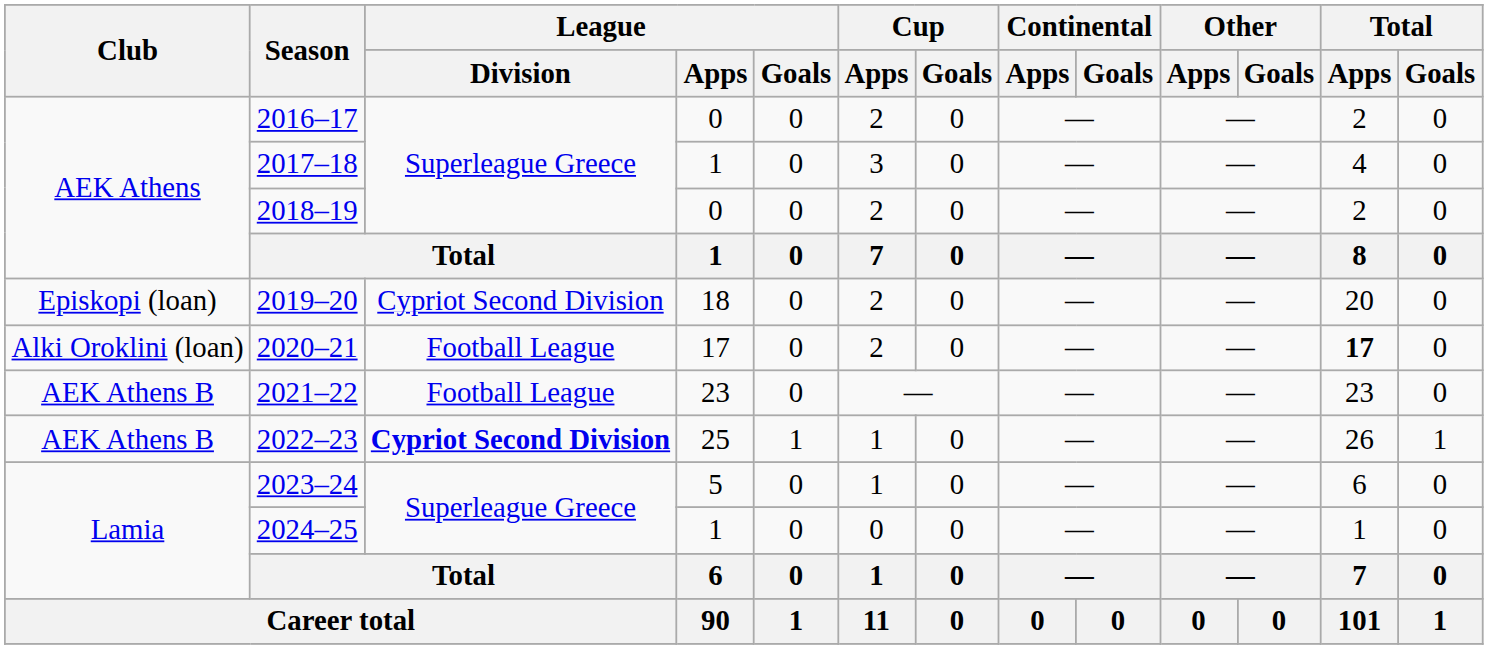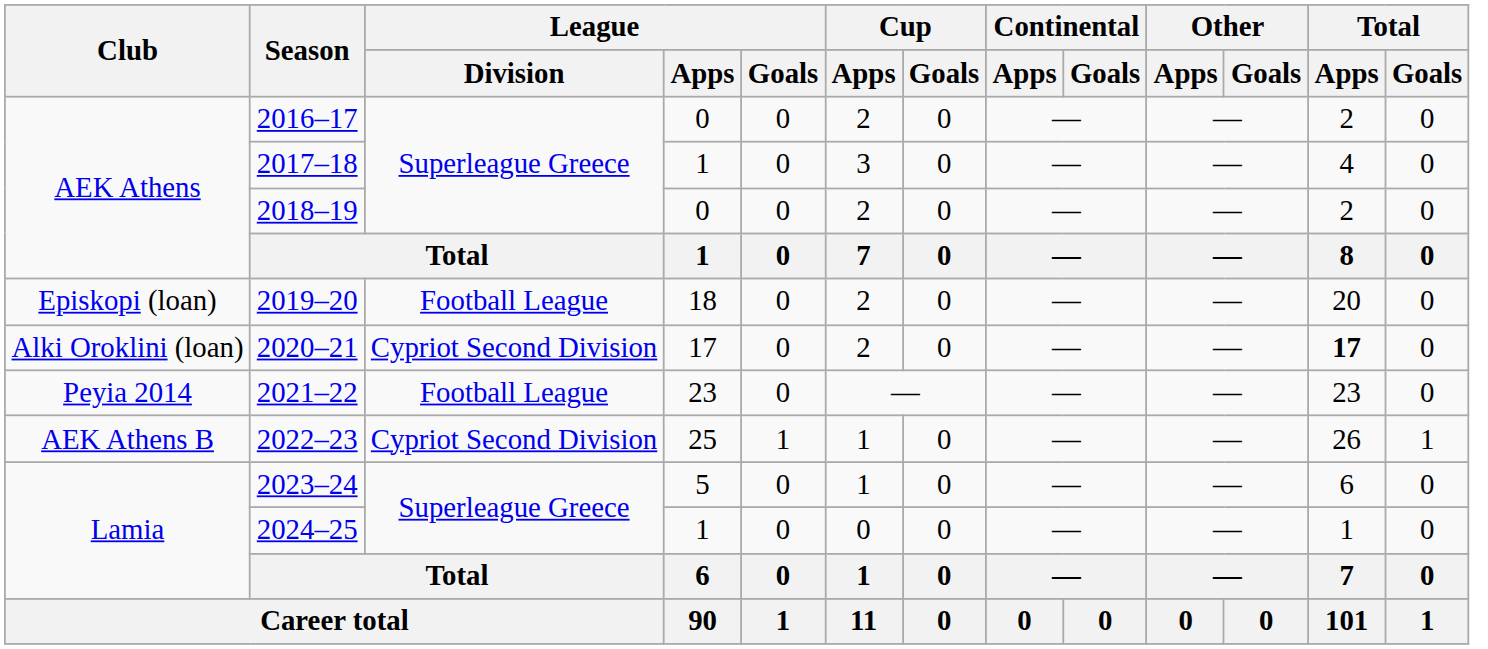(520, 301) Cypriot Second Division -> (514, 301) Football League
(520, 347) Football League -> (514, 347) Cypriot Second Division
(128, 392) AEK Athens B -> (128, 392) Peyia 2014
(520, 438) bold -> (514, 438) normal
